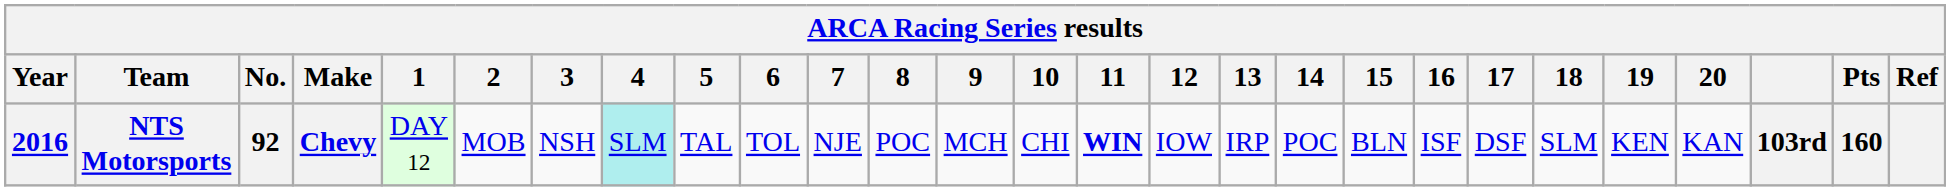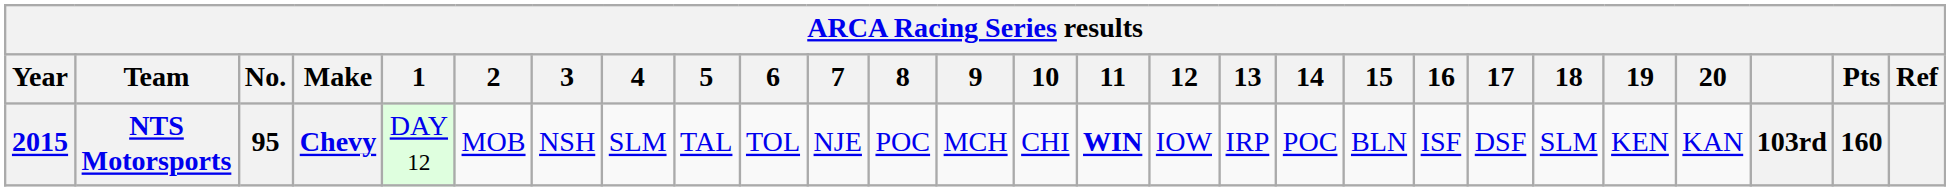(40, 143) 2016 -> (40, 143) 2015
(266, 143) 92 -> (266, 143) 95
(638, 143) paleturquoise background -> (638, 143) no background
